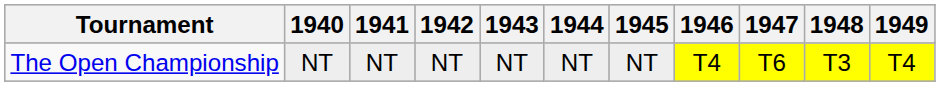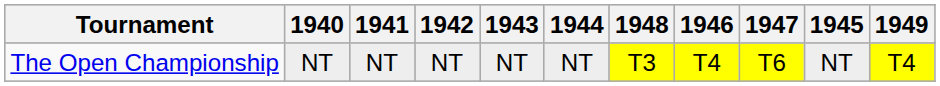columns swapped: (642, 24) <-> (837, 24)
